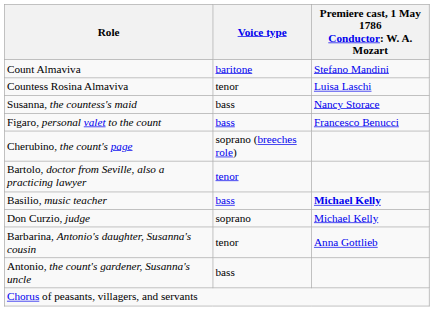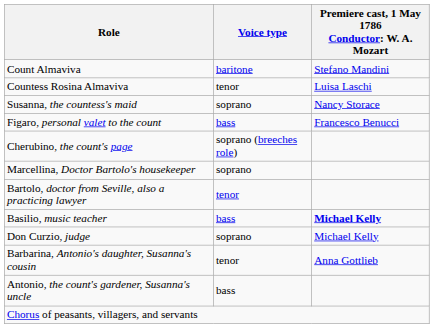(225, 104) bass -> (234, 104) soprano
+ row: (101, 170)
